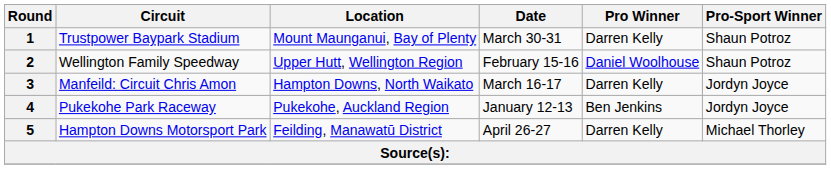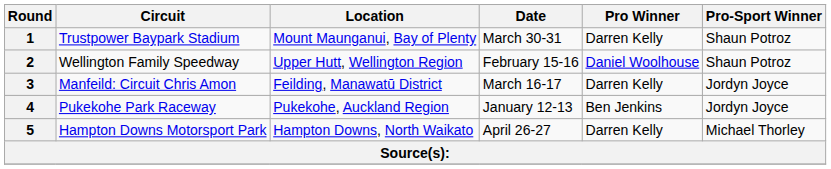(373, 84) Hampton Downs, North Waikato -> (358, 84) Feilding, Manawatū District
(358, 130) Feilding, Manawatū District -> (373, 130) Hampton Downs, North Waikato
